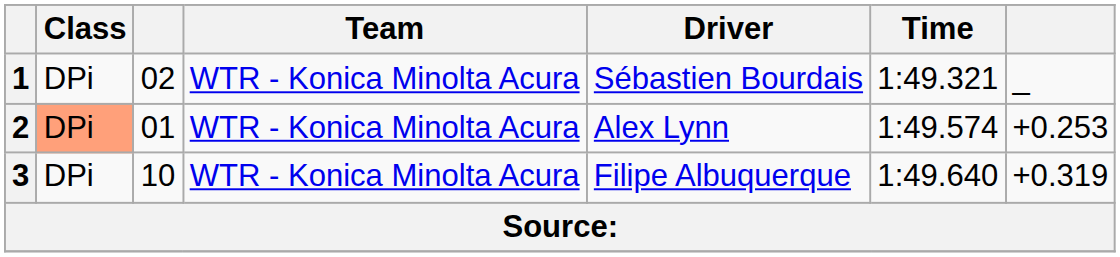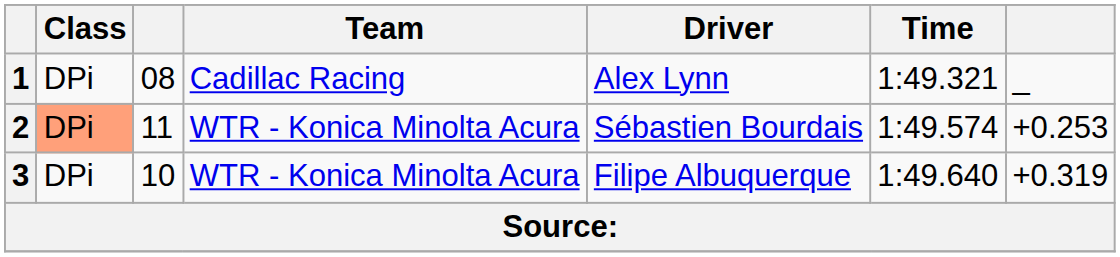(158, 78) 02 -> (158, 78) 08
(385, 78) WTR - Konica Minolta Acura -> (298, 78) Cadillac Racing
(728, 78) Sébastien Bourdais -> (661, 78) Alex Lynn
(158, 127) 01 -> (157, 127) 11
(661, 127) Alex Lynn -> (728, 127) Sébastien Bourdais
